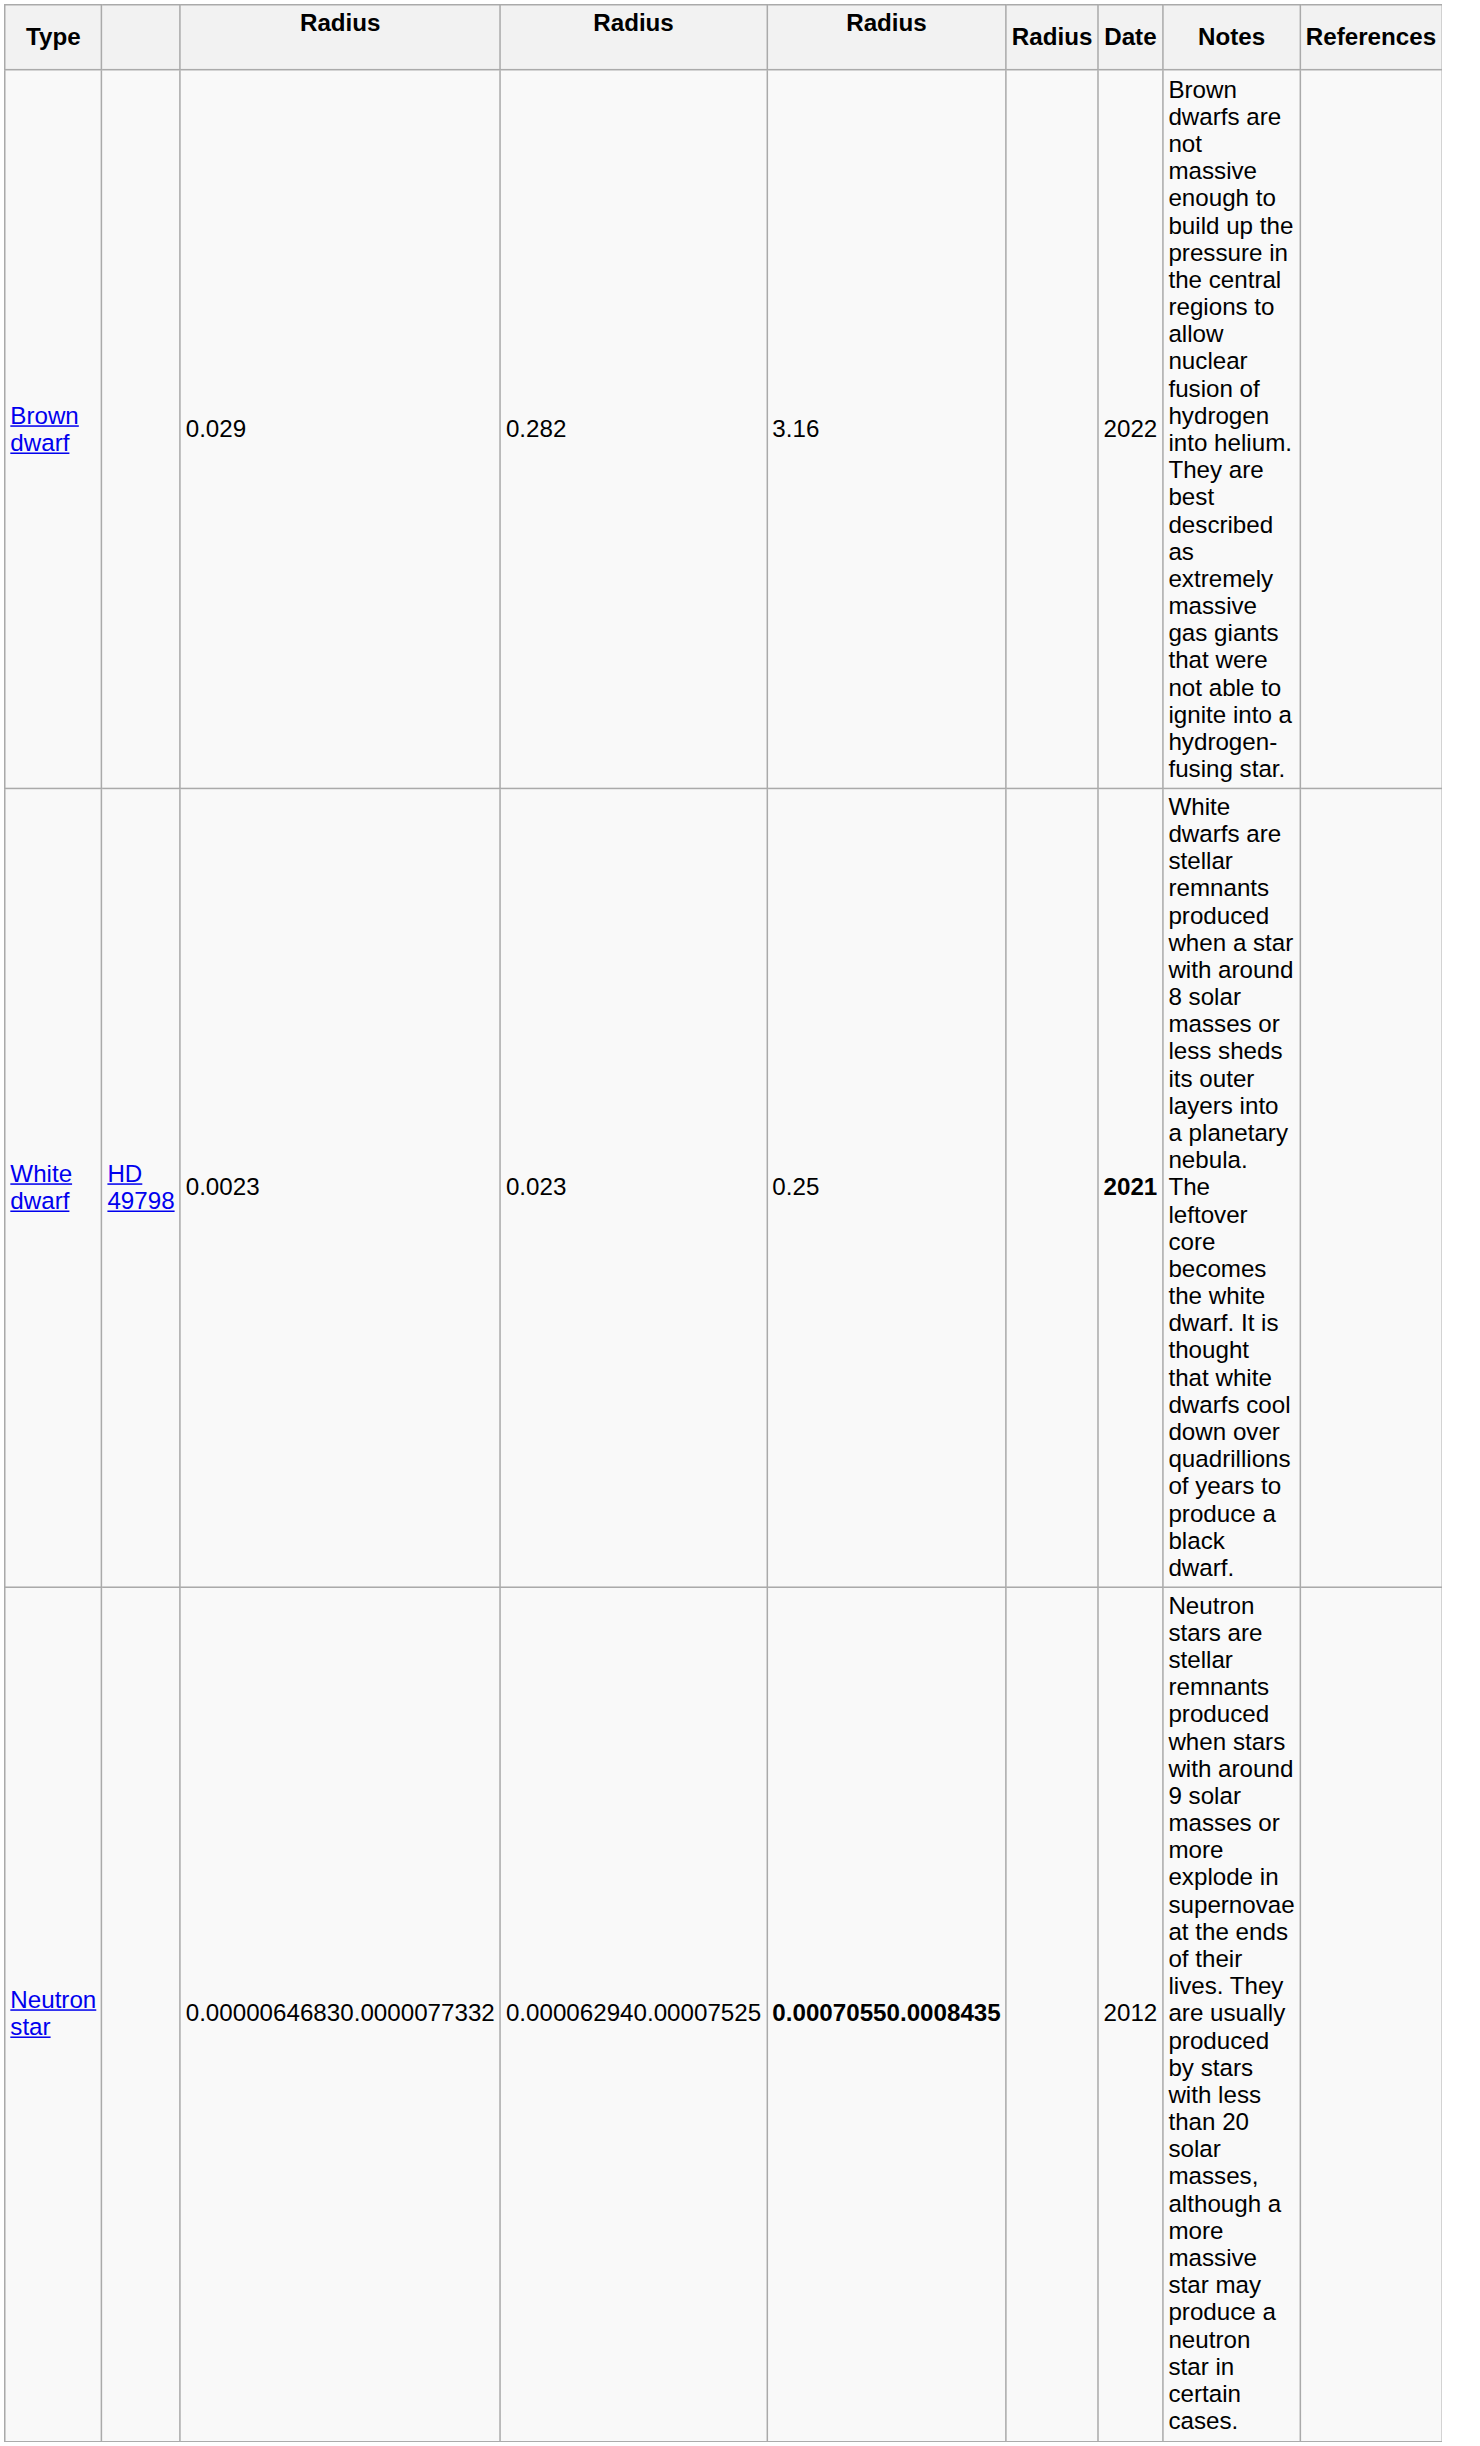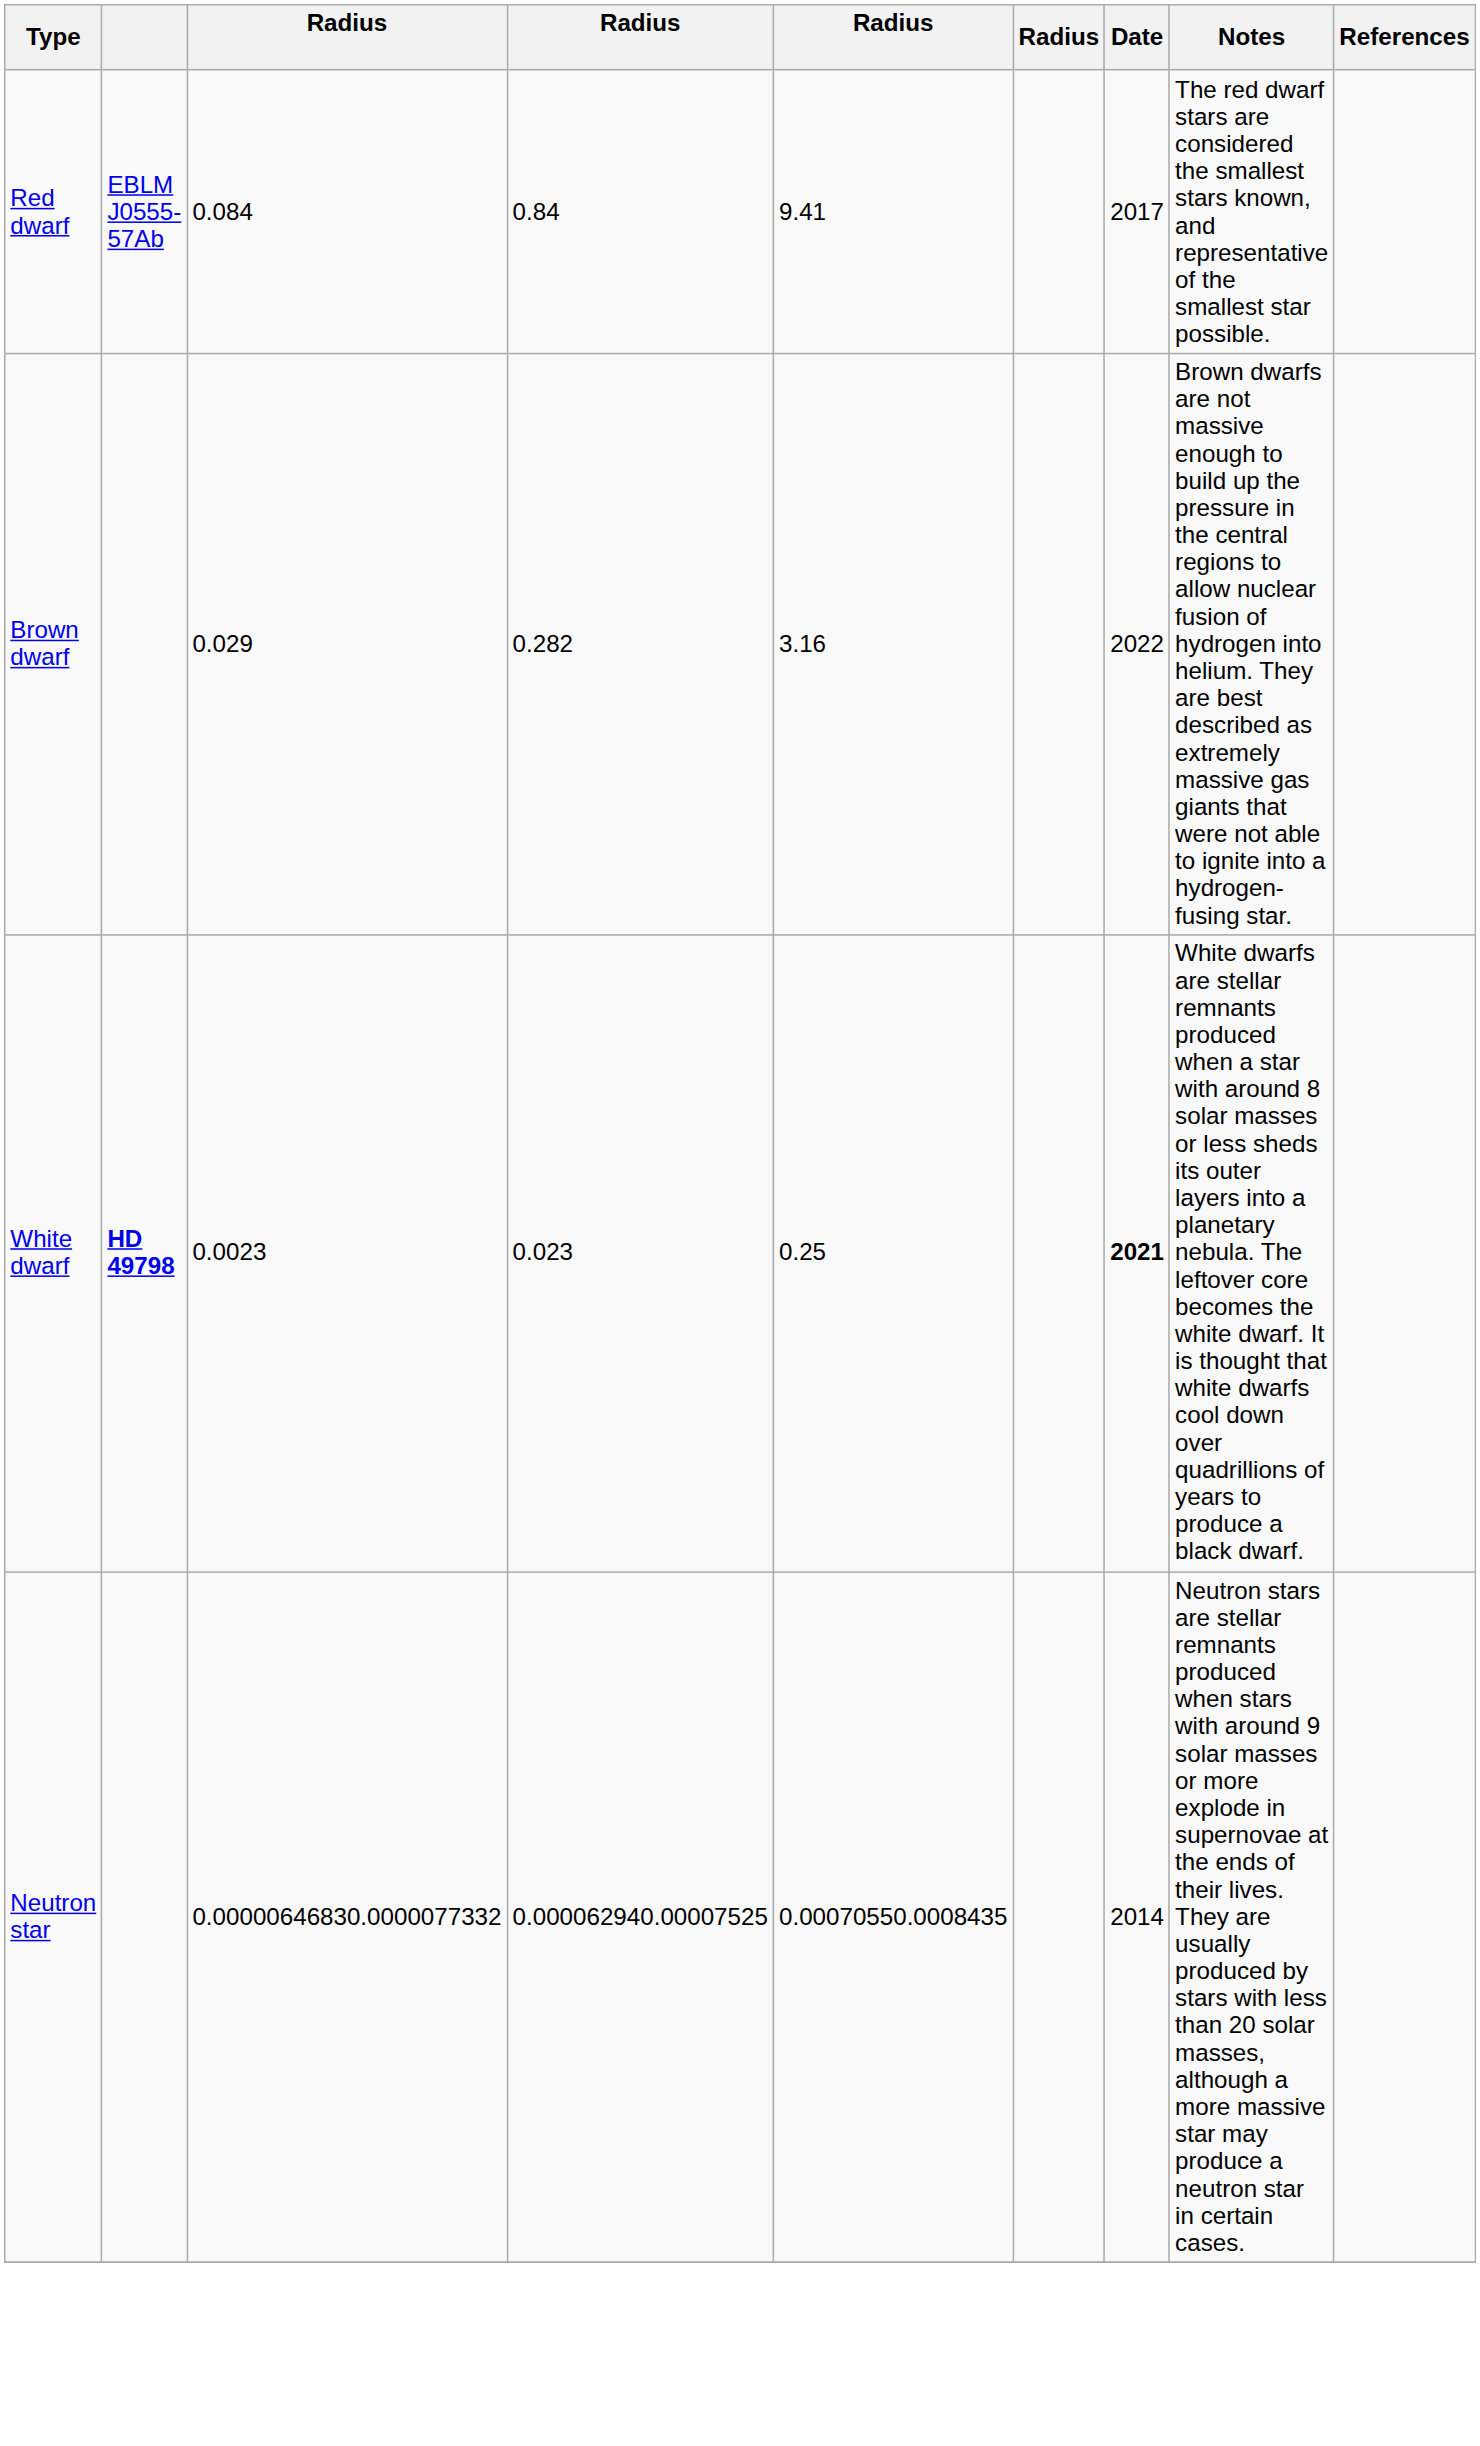+ row: (40, 211)
(141, 1187) normal -> (141, 1252) bold
(887, 2014) bold -> (893, 1916) normal
(1130, 2014) 2012 -> (1137, 1916) 2014
